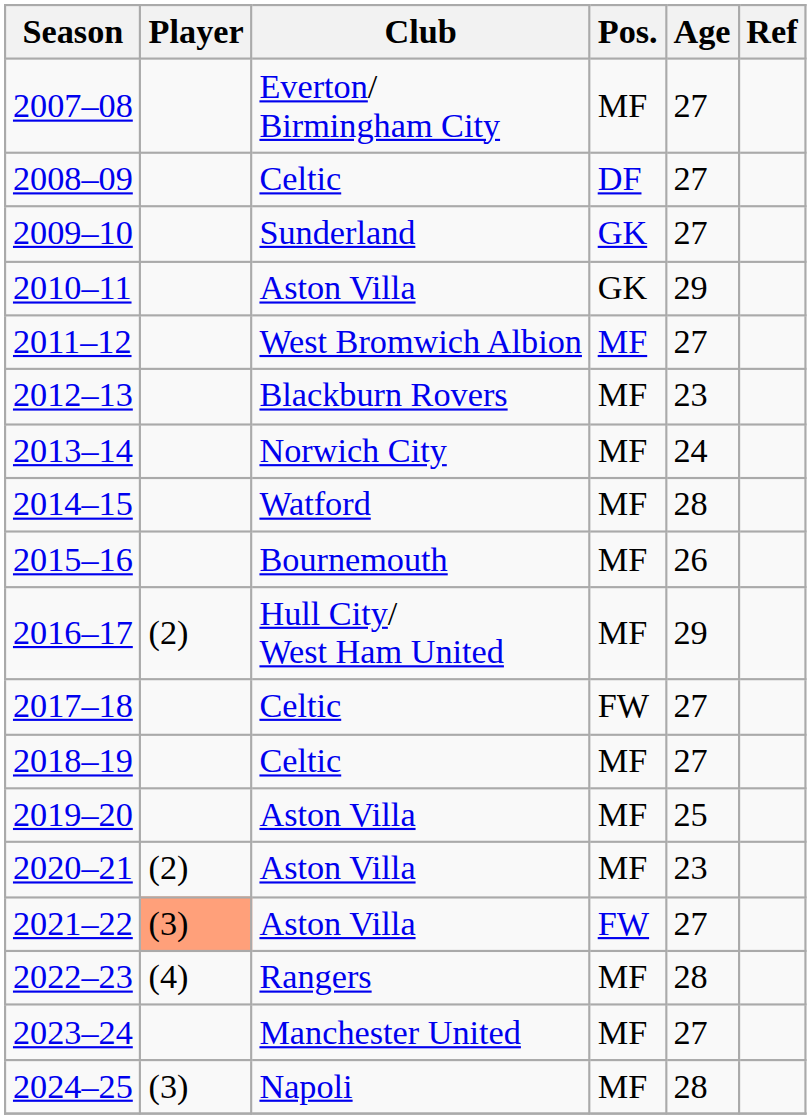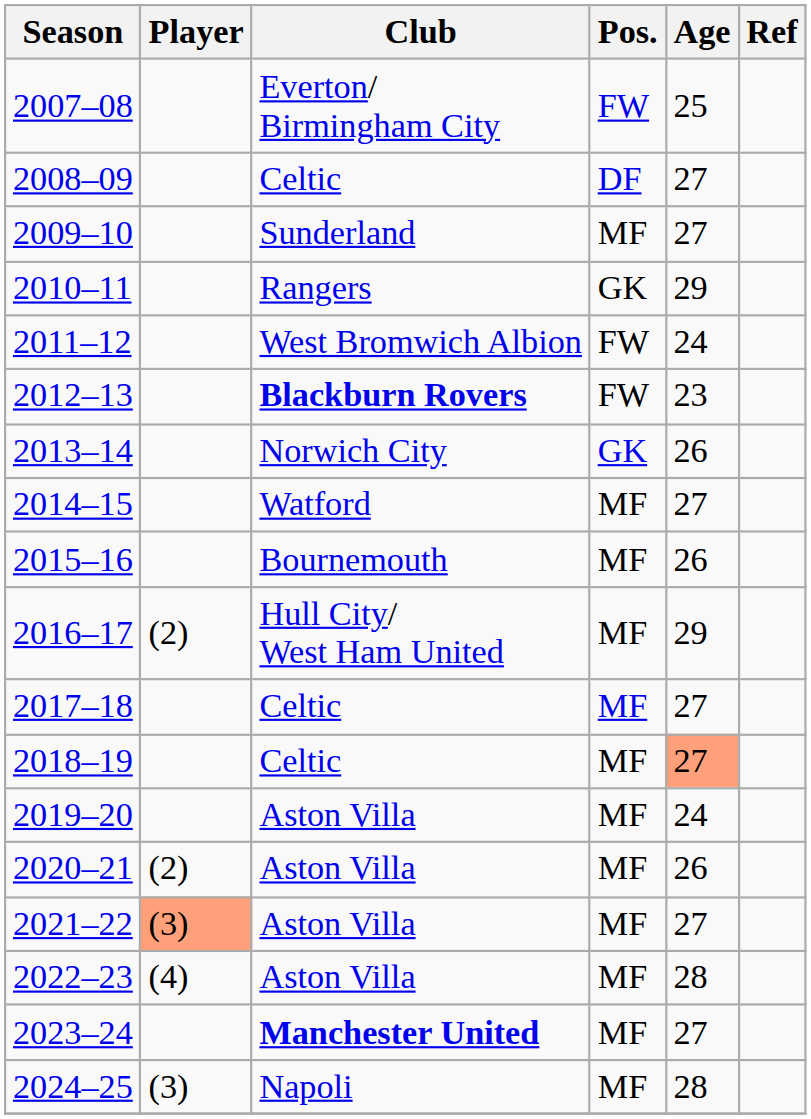(622, 105) MF -> (623, 105) FW
(691, 105) 27 -> (691, 105) 25
(622, 233) GK -> (622, 233) MF
(338, 287) Aston Villa -> (316, 287) Rangers
(622, 341) MF -> (623, 341) FW
(691, 341) 27 -> (691, 341) 24
(384, 395) normal -> (393, 395) bold
(622, 395) MF -> (623, 395) FW
(622, 450) MF -> (622, 450) GK
(691, 450) 24 -> (691, 450) 26
(691, 504) 28 -> (691, 504) 27
(623, 706) FW -> (622, 706) MF
(691, 760) no background -> (691, 760) lightsalmon background
(691, 814) 25 -> (691, 814) 24
(691, 868) 23 -> (691, 868) 26
(623, 923) FW -> (622, 923) MF
(316, 977) Rangers -> (338, 977) Aston Villa
(390, 1031) normal -> (399, 1031) bold
